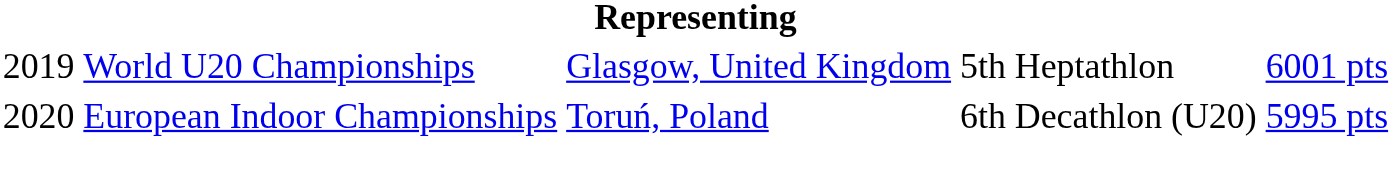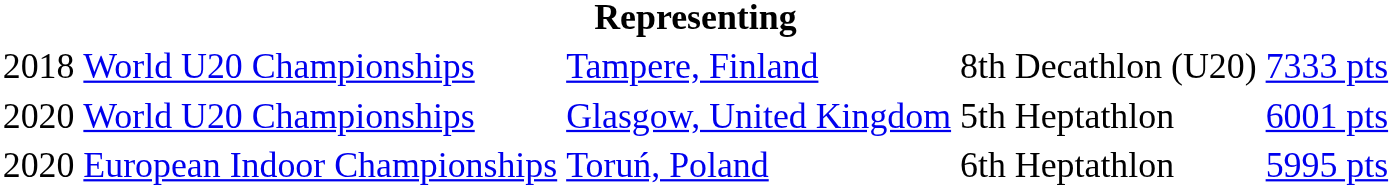+ row: (692, 66)
(39, 66) 2019 -> (39, 115) 2020
(1136, 115) Decathlon (U20) -> (1094, 165) Heptathlon
